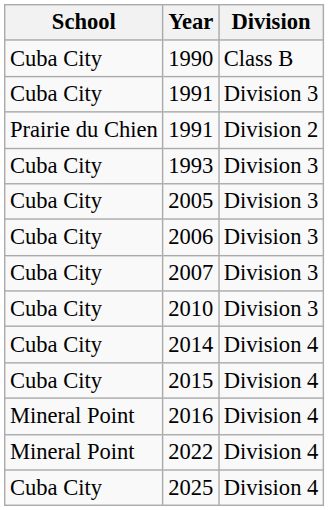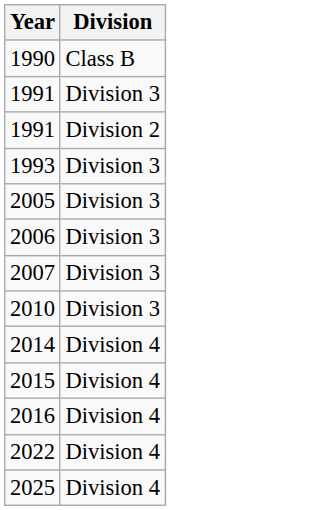- column: (84, 22)
